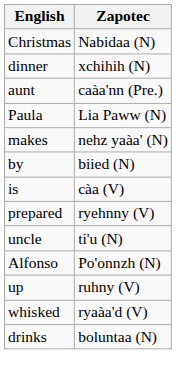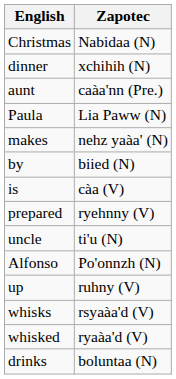+ row: (30, 312)
